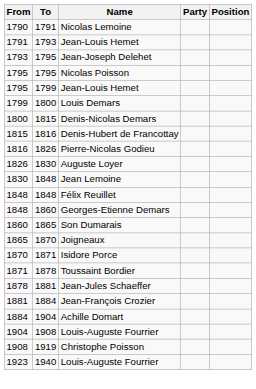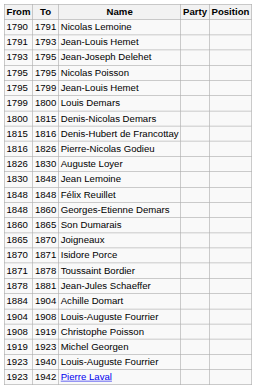- row: (46, 301)
+ row: (46, 347)
+ row: (46, 377)
